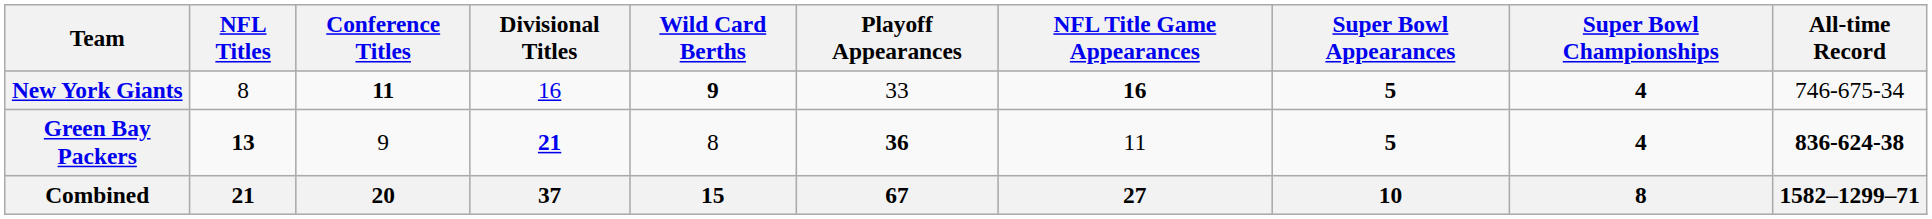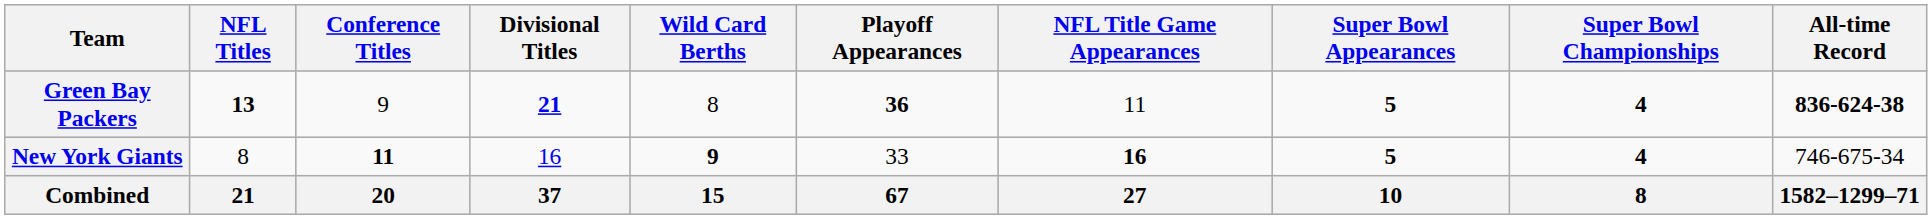rows swapped: (97, 142) <-> (97, 90)
